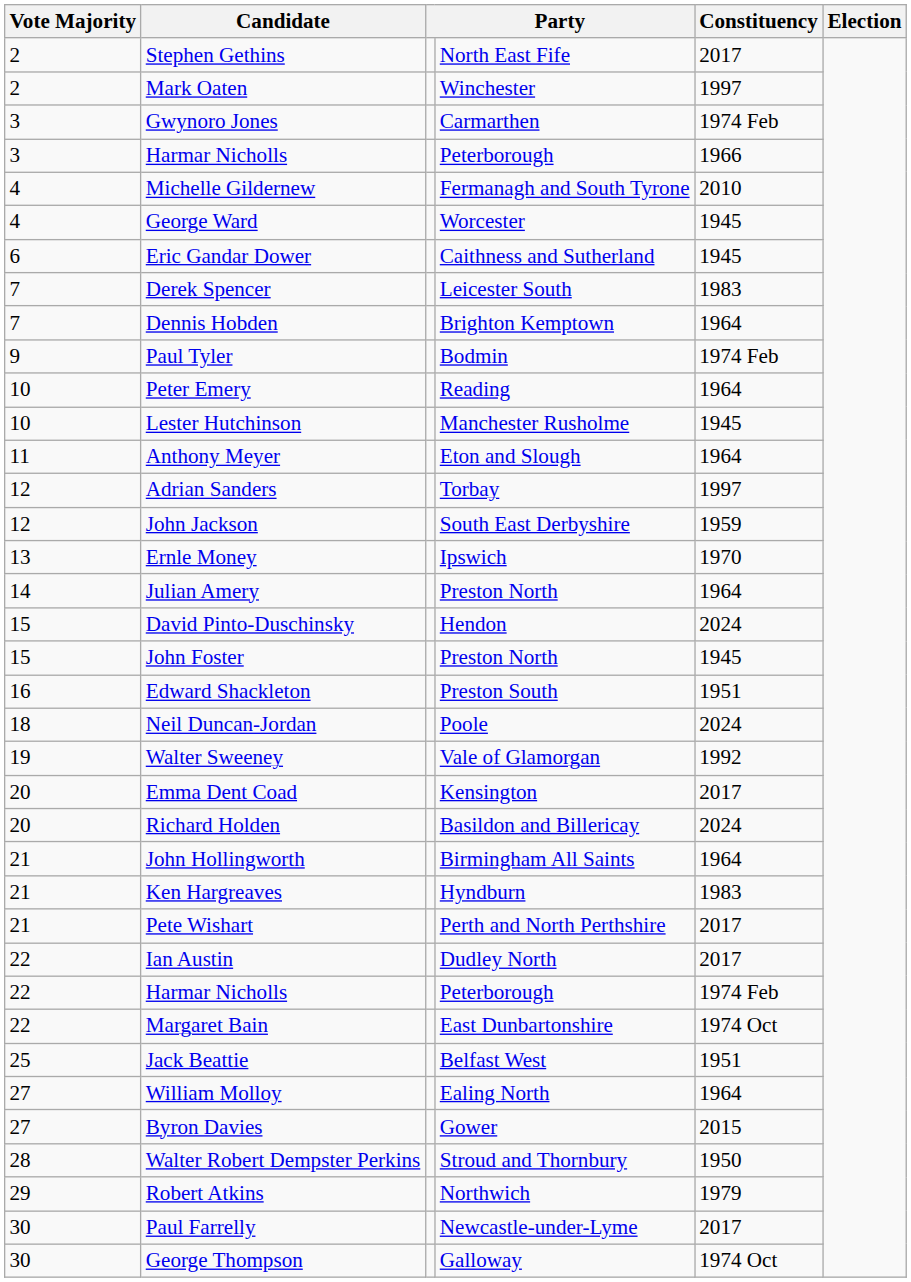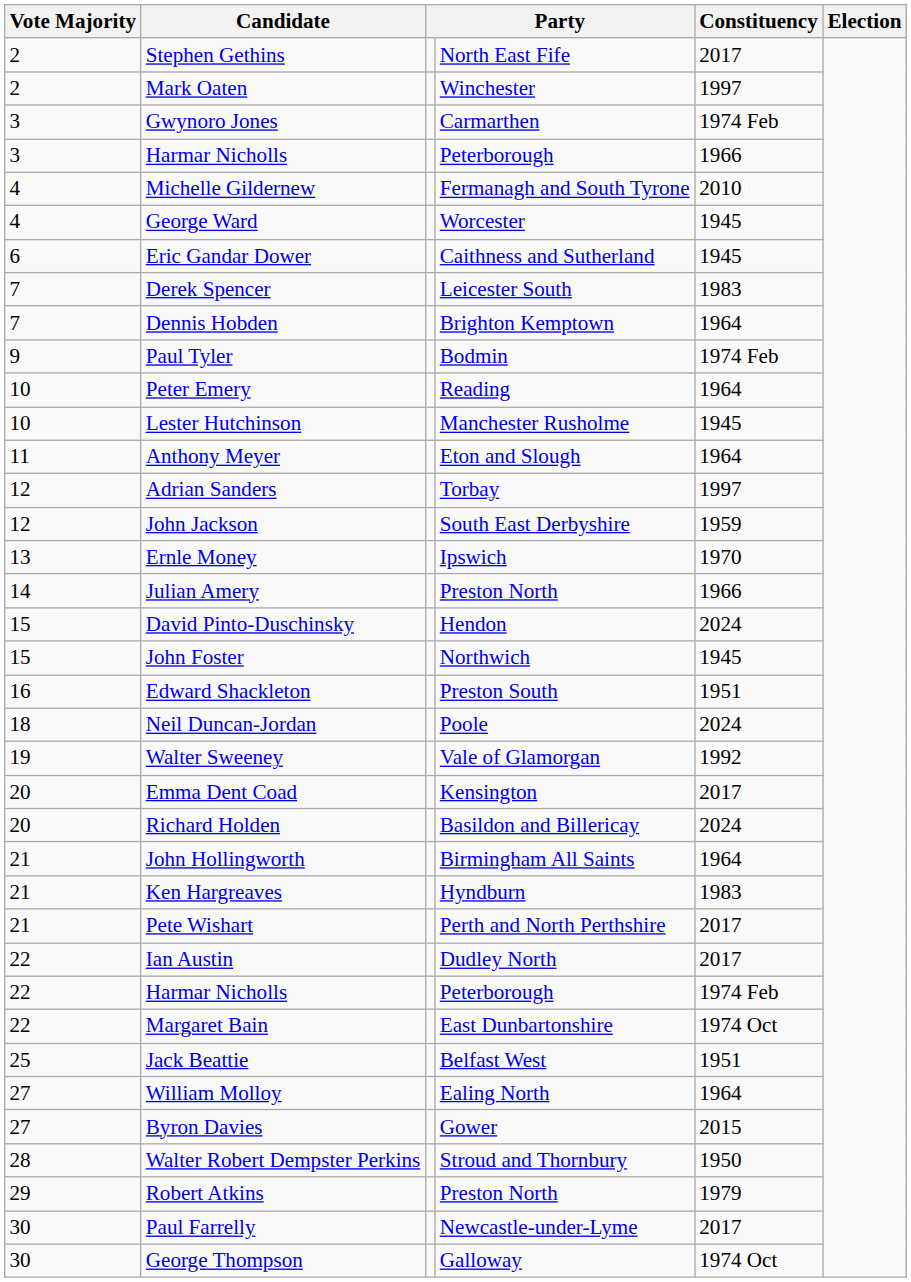(720, 590) 1964 -> (720, 590) 1966
(499, 657) Preston North -> (485, 657) Northwich
(485, 1193) Northwich -> (499, 1193) Preston North
